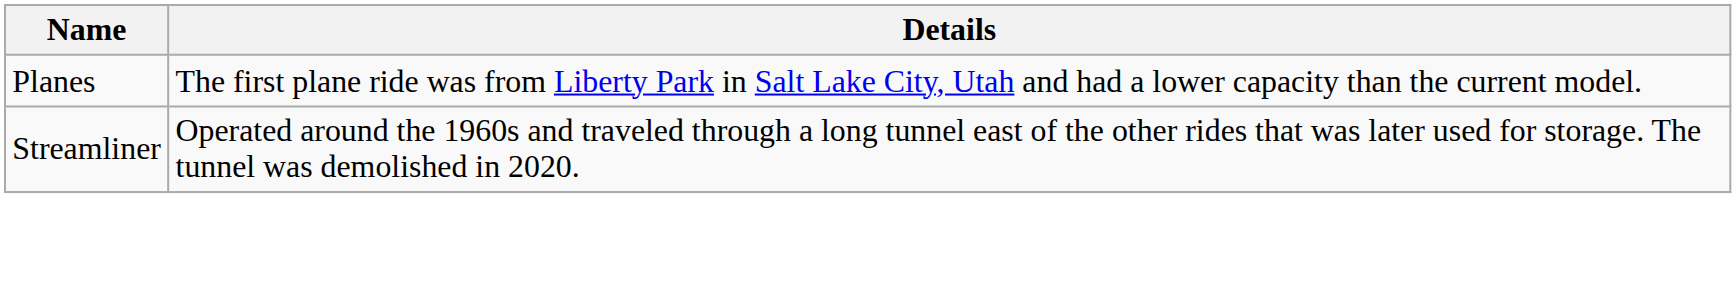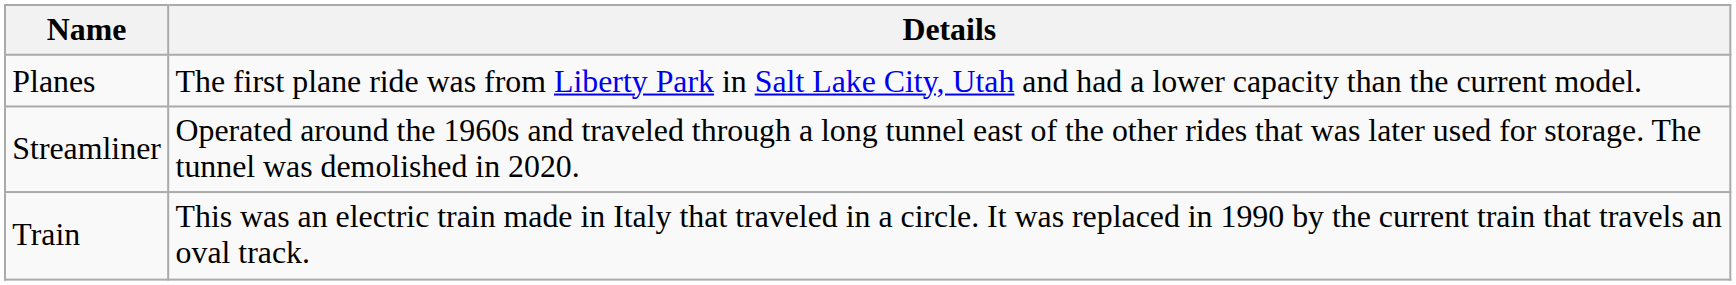+ row: (46, 234)
